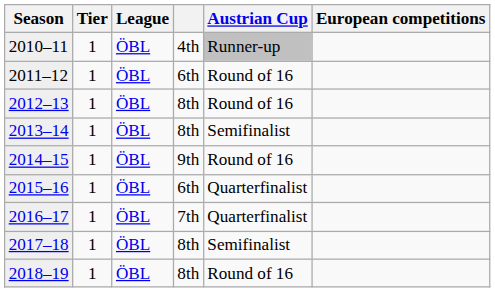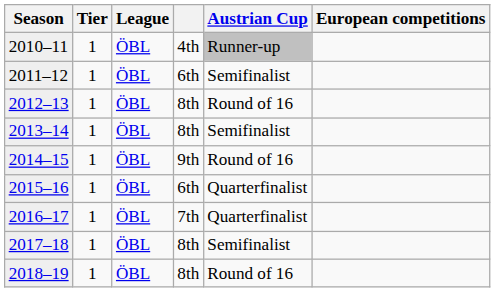(250, 74) Round of 16 -> (249, 74) Semifinalist
